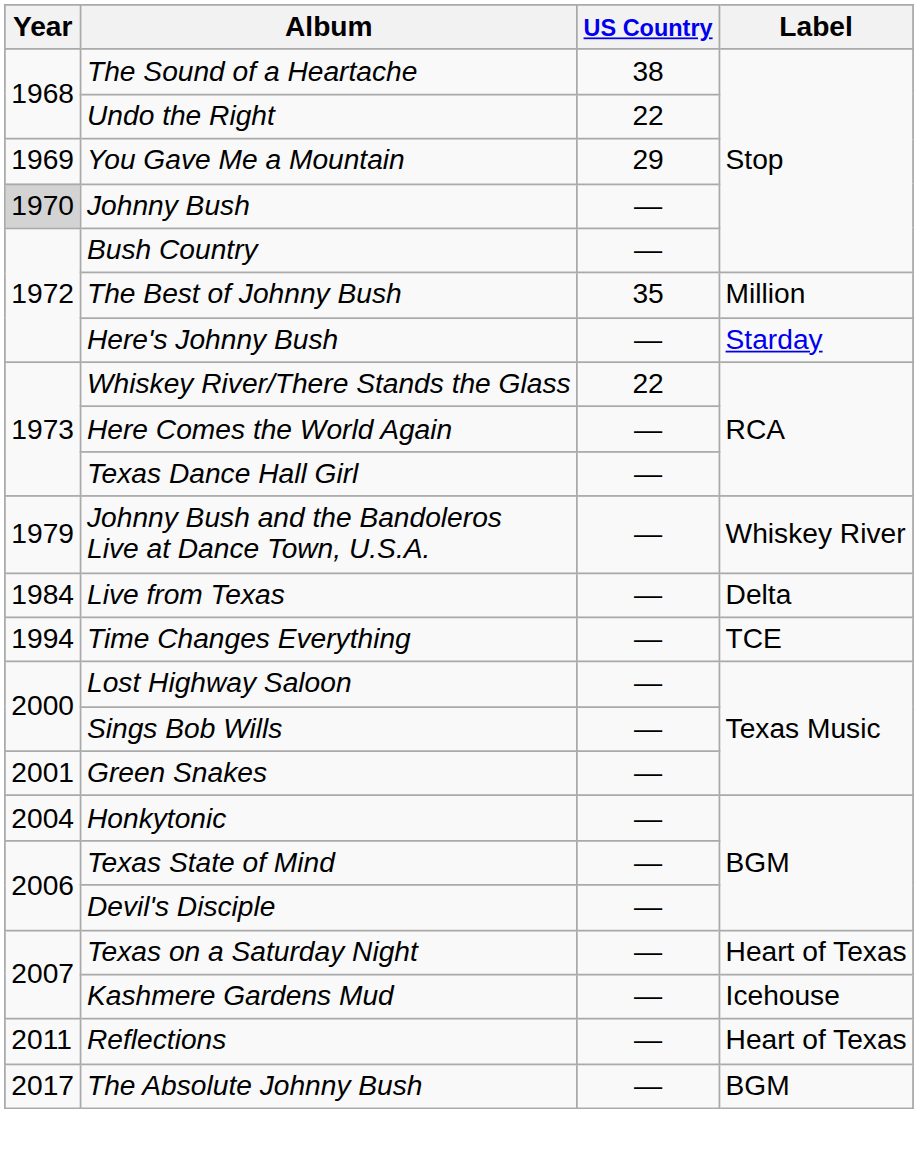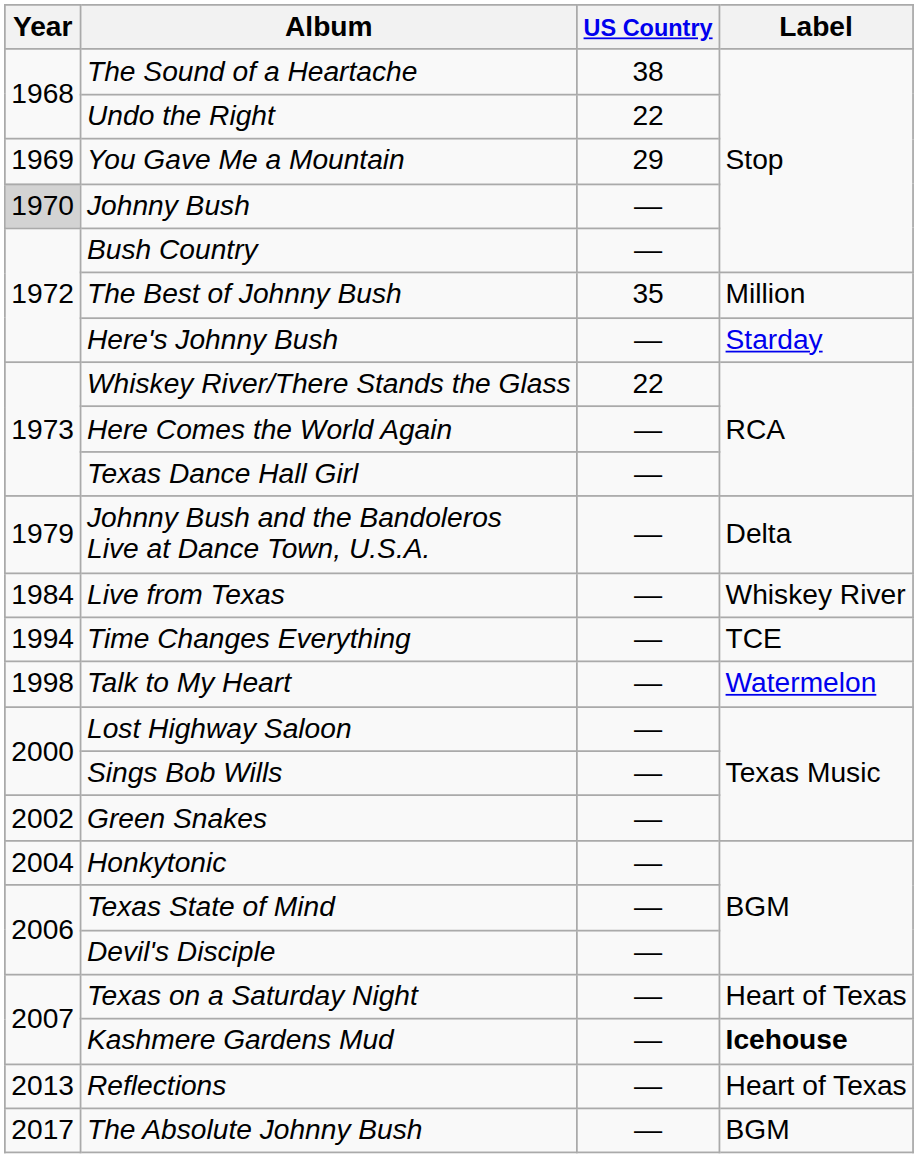(816, 533) Whiskey River -> (758, 533) Delta
(758, 594) Delta -> (816, 594) Whiskey River
+ row: (189, 683)
(43, 773) 2001 -> (43, 817) 2002
(783, 996) normal -> (787, 1041) bold
(42, 1041) 2011 -> (43, 1085) 2013
